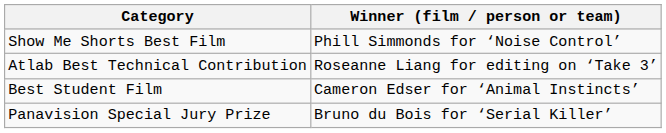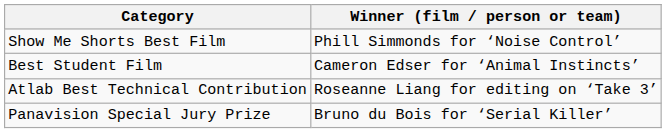rows swapped: (85, 91) <-> (157, 66)
